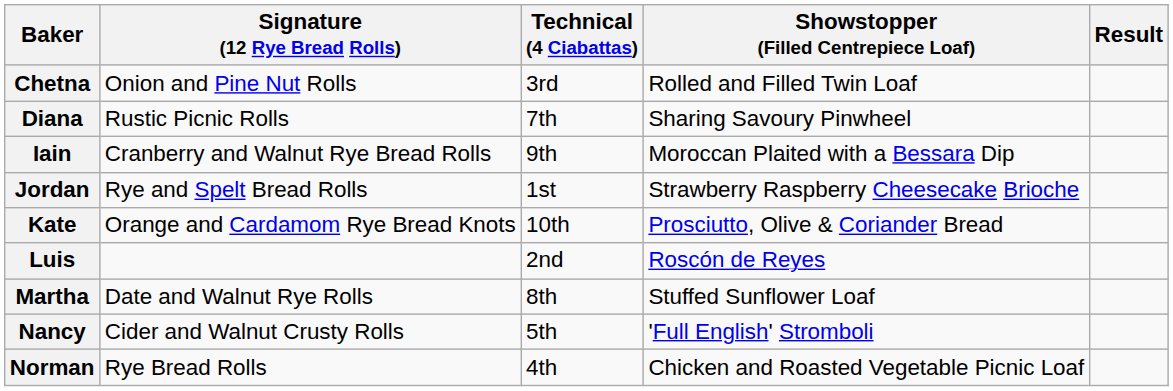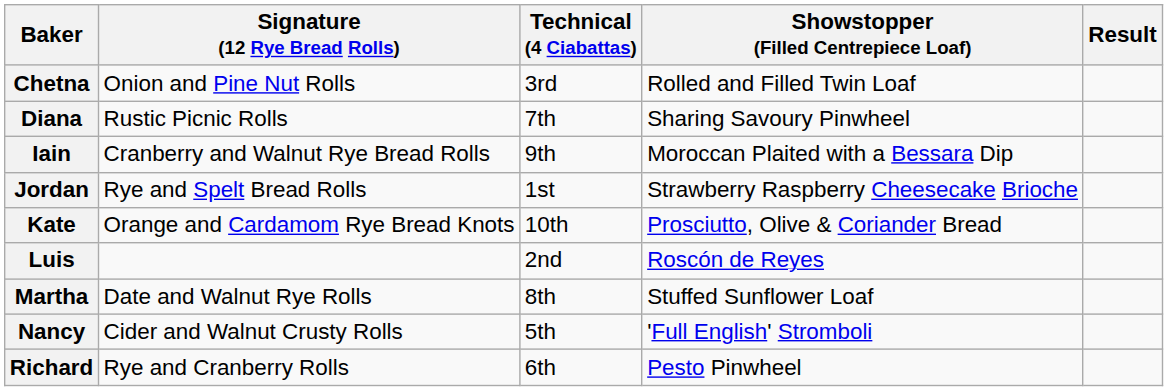- row: (52, 367)
+ row: (52, 367)
